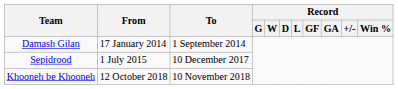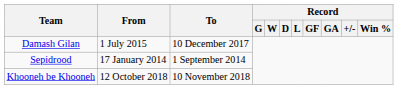(133, 44) 17 January 2014 -> (123, 44) 1 July 2015
(209, 44) 1 September 2014 -> (210, 44) 10 December 2017
(123, 60) 1 July 2015 -> (133, 60) 17 January 2014
(210, 60) 10 December 2017 -> (209, 60) 1 September 2014
